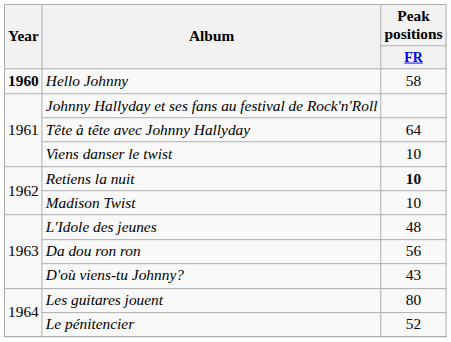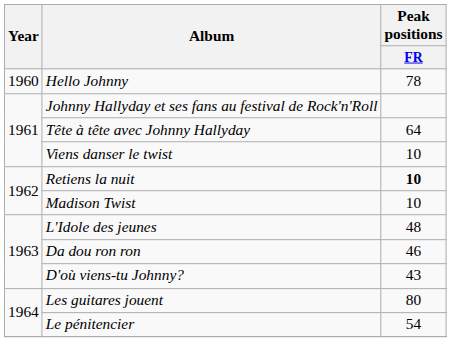(23, 81) bold -> (23, 81) normal
(414, 81) 58 -> (414, 81) 78
(414, 251) 56 -> (414, 251) 46
(414, 324) 52 -> (414, 324) 54
